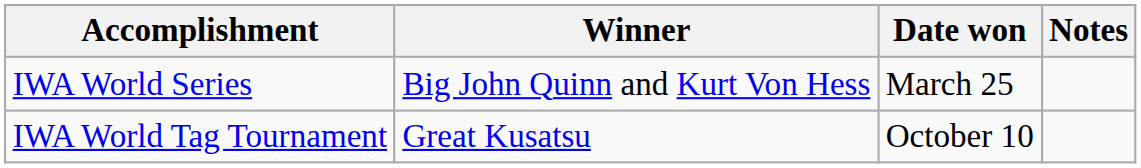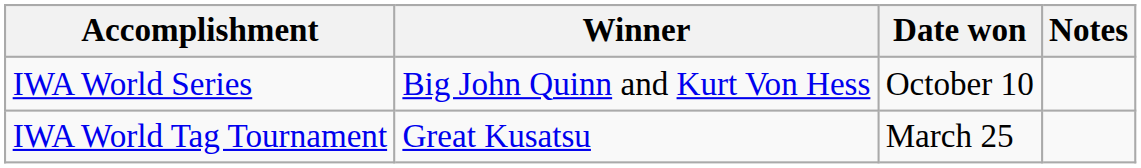(950, 83) March 25 -> (960, 83) October 10
(960, 135) October 10 -> (950, 135) March 25
